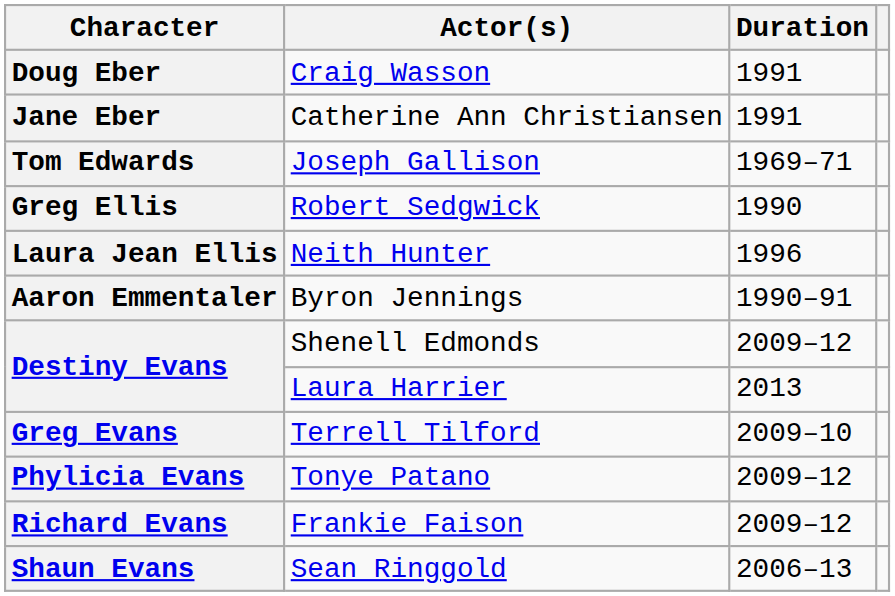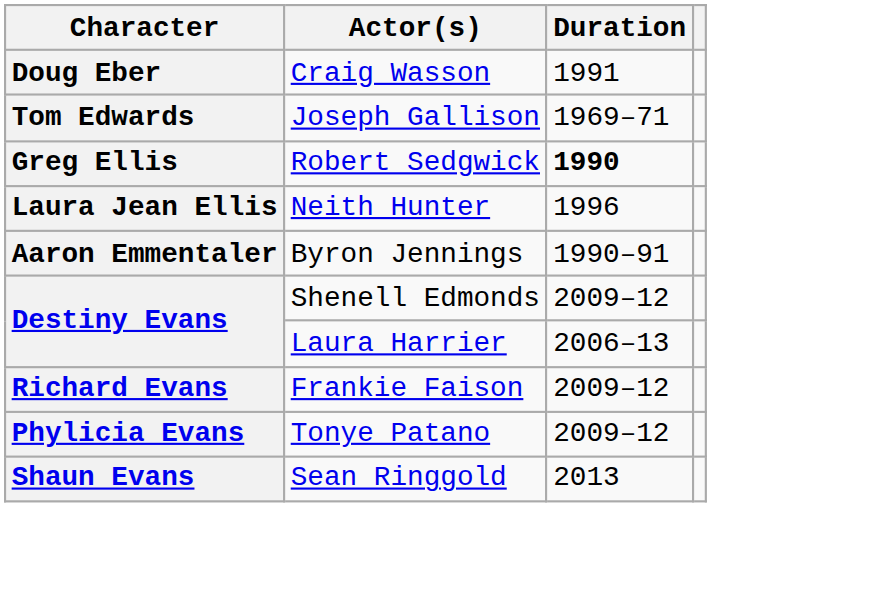- row: (86, 118)
(769, 208) normal -> (586, 163) bold
(769, 389) 2013 -> (611, 344) 2006–13
- row: (95, 434)
rows swapped: (128, 479) <-> (120, 524)
(794, 569) 2006–13 -> (586, 479) 2013
